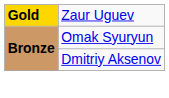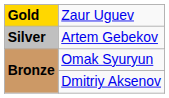+ row: (110, 37)
